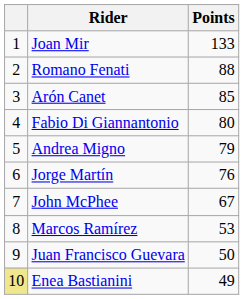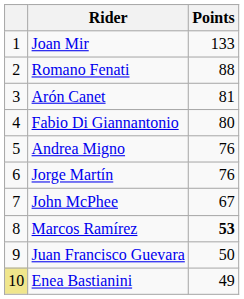(227, 96) 85 -> (227, 96) 81
(227, 149) 79 -> (227, 149) 76
(227, 228) normal -> (227, 228) bold
